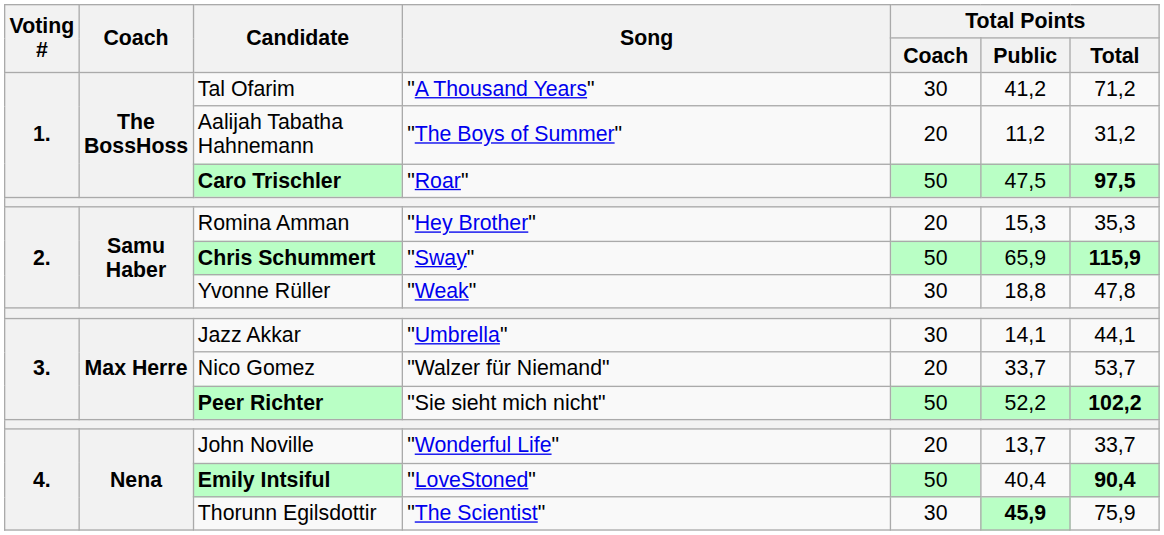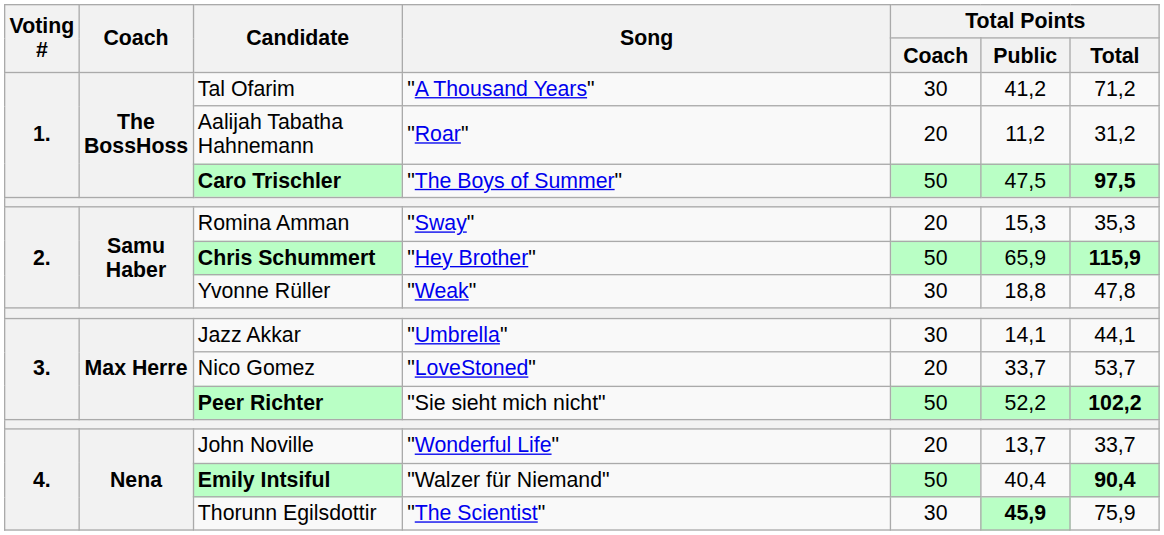(515, 134) "The Boys of Summer" -> (438, 134) "Roar"
(438, 180) "Roar" -> (515, 180) "The Boys of Summer"
(472, 223) "Hey Brother" -> (441, 223) "Sway"
(441, 257) "Sway" -> (472, 257) "Hey Brother"
(508, 368) "Walzer für Niemand" -> (472, 368) "LoveStoned"
(472, 479) "LoveStoned" -> (508, 479) "Walzer für Niemand"
